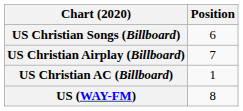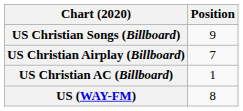(213, 34) 6 -> (213, 34) 9
